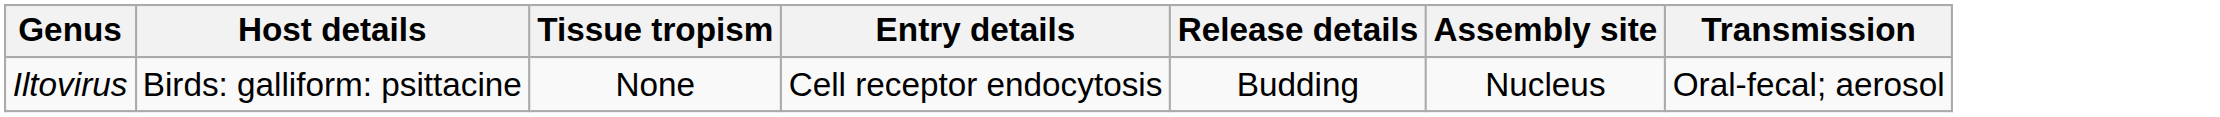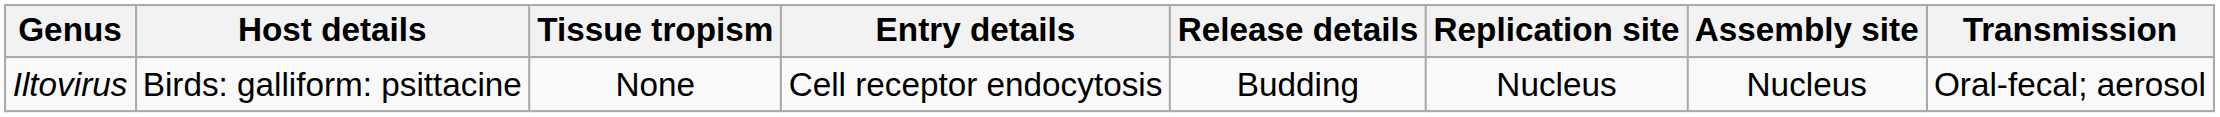+ column: (1556, 30)
